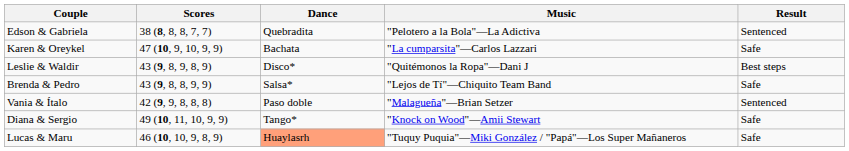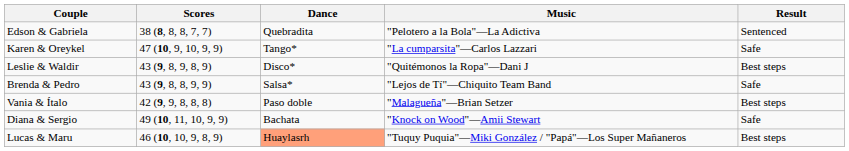(281, 48) Bachata -> (280, 48) Tango*
(764, 102) Sentenced -> (763, 102) Best steps
(280, 119) Tango* -> (281, 119) Bachata
(751, 137) Safe -> (763, 137) Best steps
